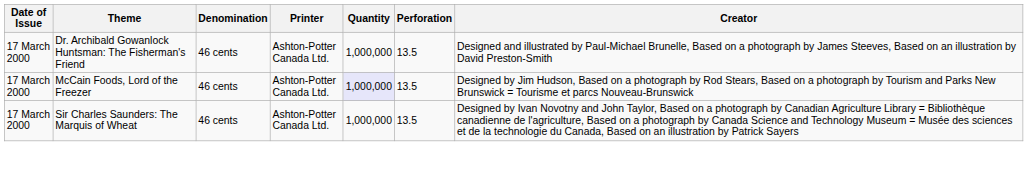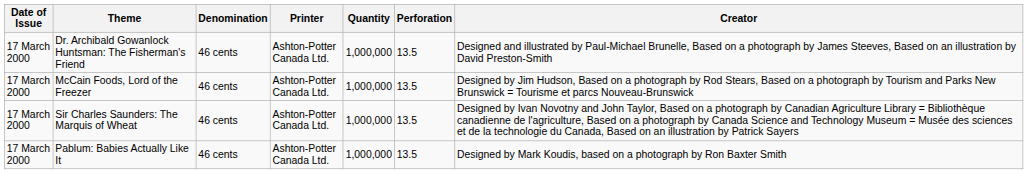(369, 86) lavender background -> (369, 86) no background
+ row: (122, 154)
